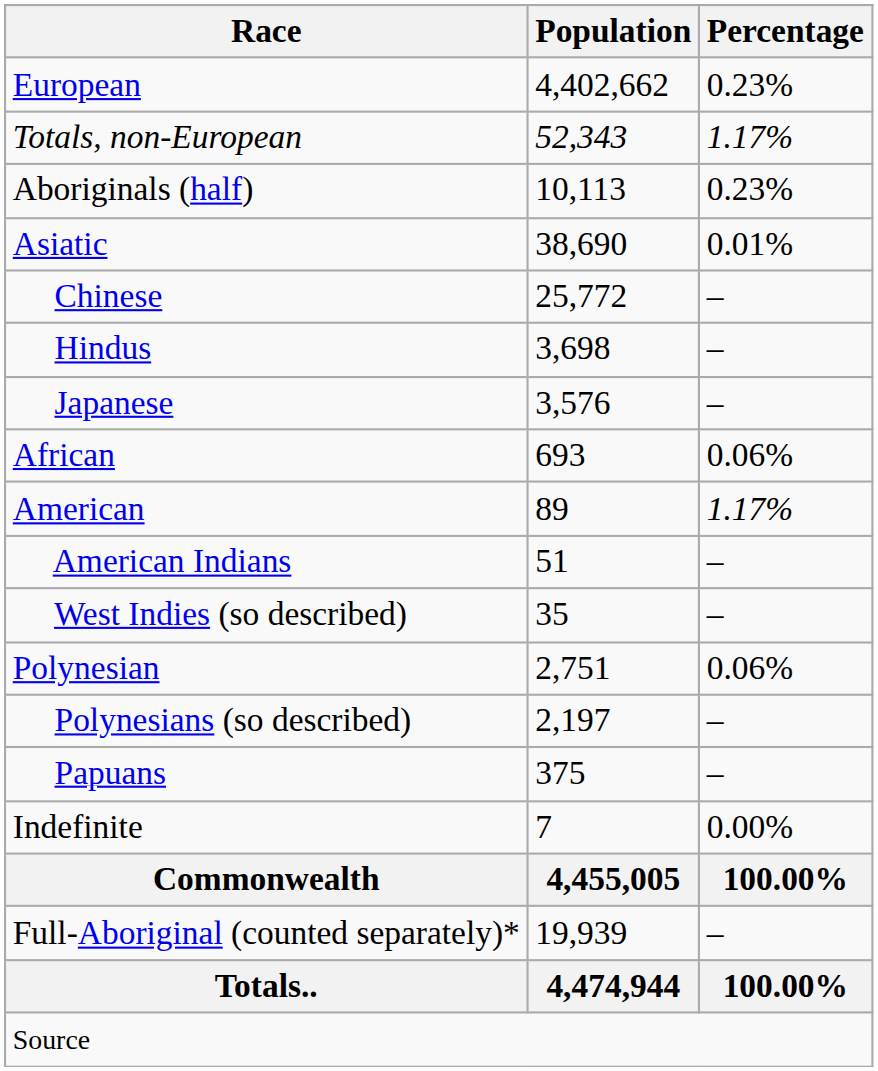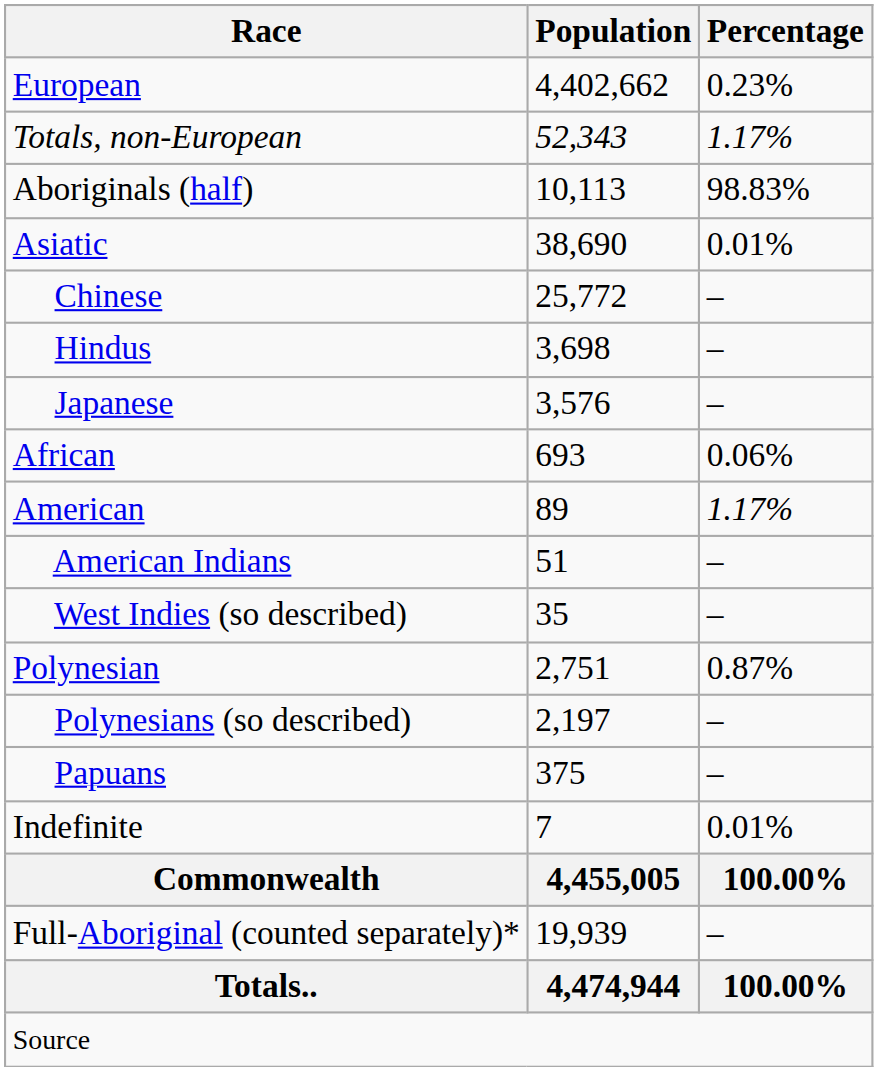(750, 190) 0.23% -> (758, 190) 98.83%
(750, 667) 0.06% -> (750, 667) 0.87%
(750, 826) 0.00% -> (750, 826) 0.01%
